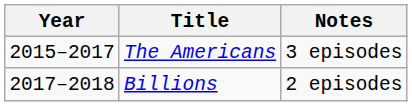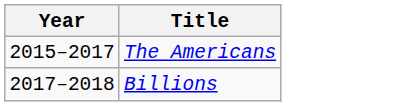- column: (344, 21)
